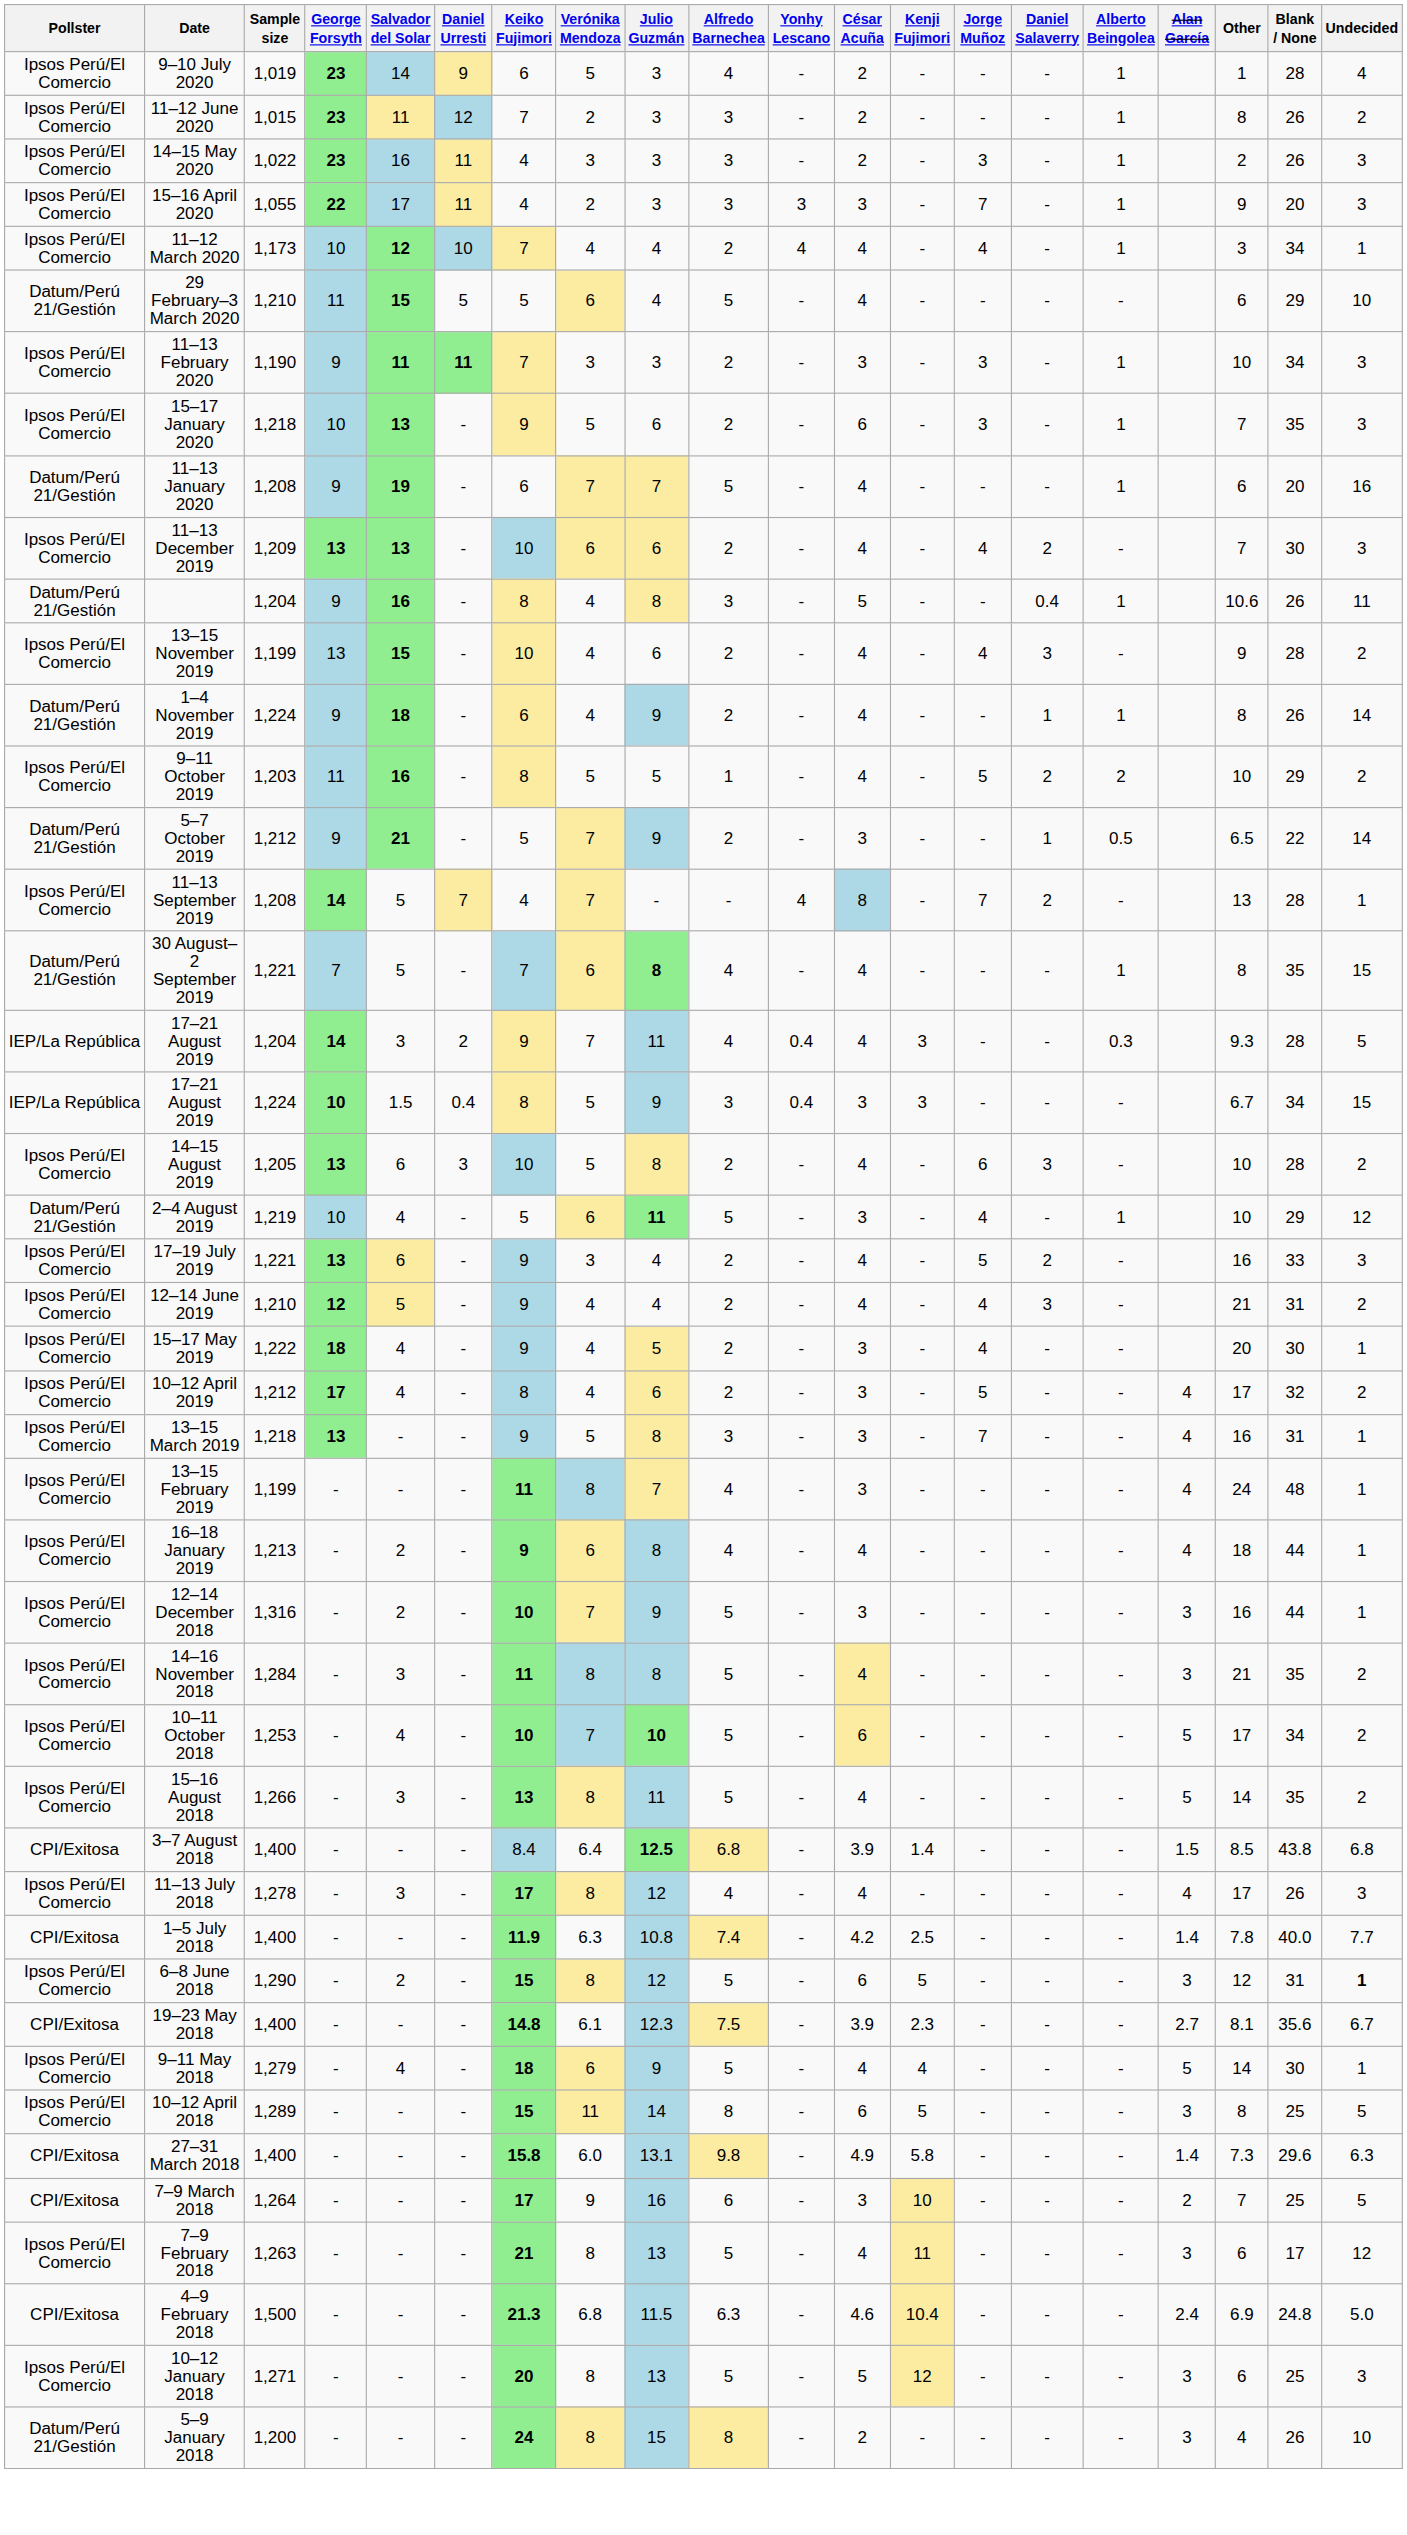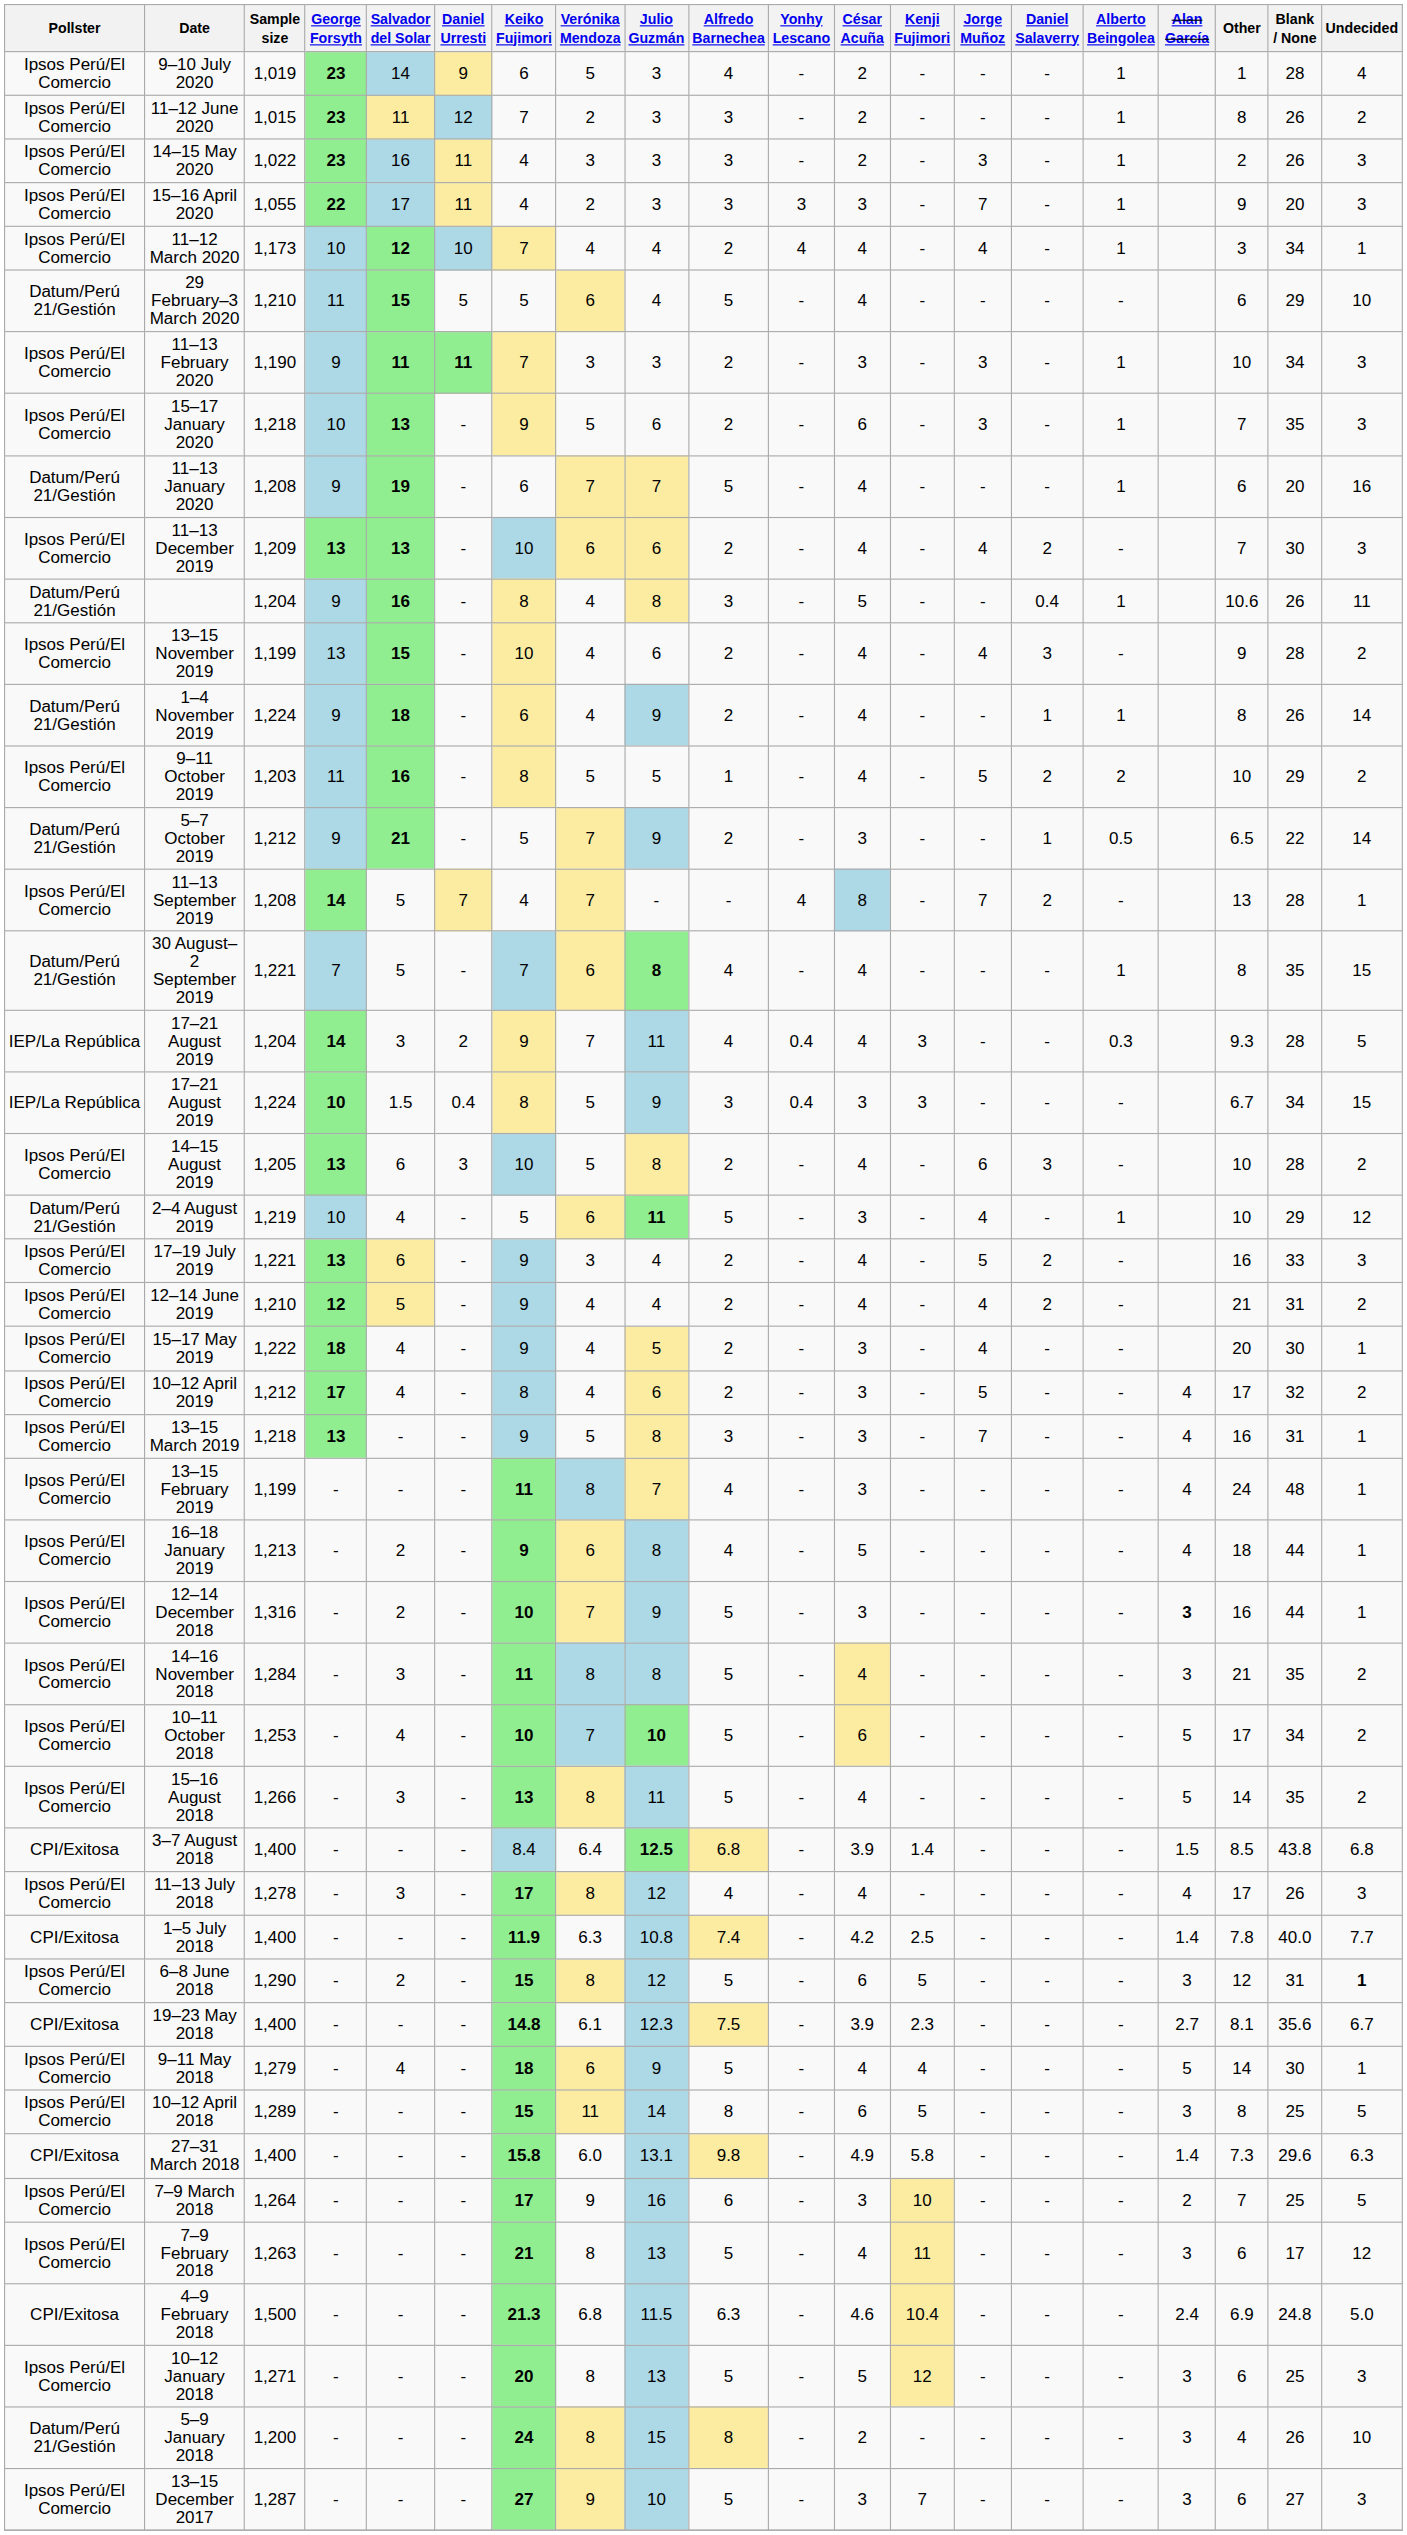(1047, 1304) 3 -> (1047, 1304) 2
(862, 1550) 4 -> (862, 1550) 5
(1187, 1612) normal -> (1187, 1612) bold
(75, 2199) CPI/Exitosa -> (75, 2199) Ipsos Perú/El Comercio
+ row: (195, 2499)
